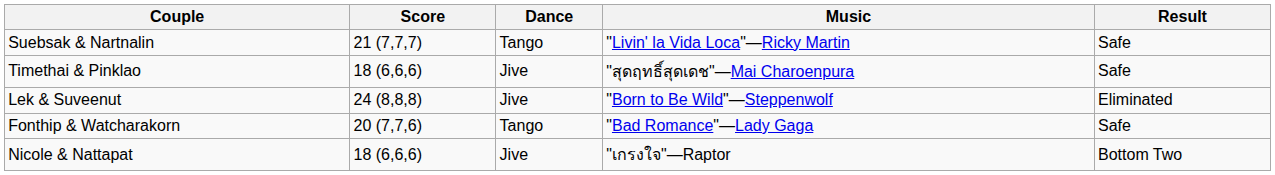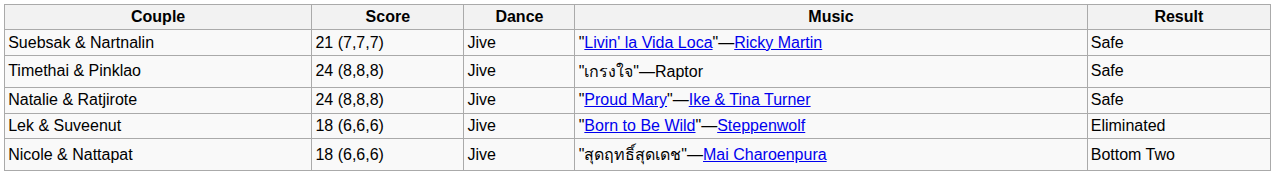(521, 42) Tango -> (482, 42) Jive
(388, 71) 18 (6,6,6) -> (350, 71) 24 (8,8,8)
(730, 71) "สุดฤทธิ์สุดเดช"—Mai Charoenpura -> (641, 71) "เกรงใจ"—Raptor
+ row: (73, 100)
(388, 100) 24 (8,8,8) -> (350, 125) 18 (6,6,6)
- row: (94, 125)
(668, 155) "เกรงใจ"—Raptor -> (703, 155) "สุดฤทธิ์สุดเดช"—Mai Charoenpura
